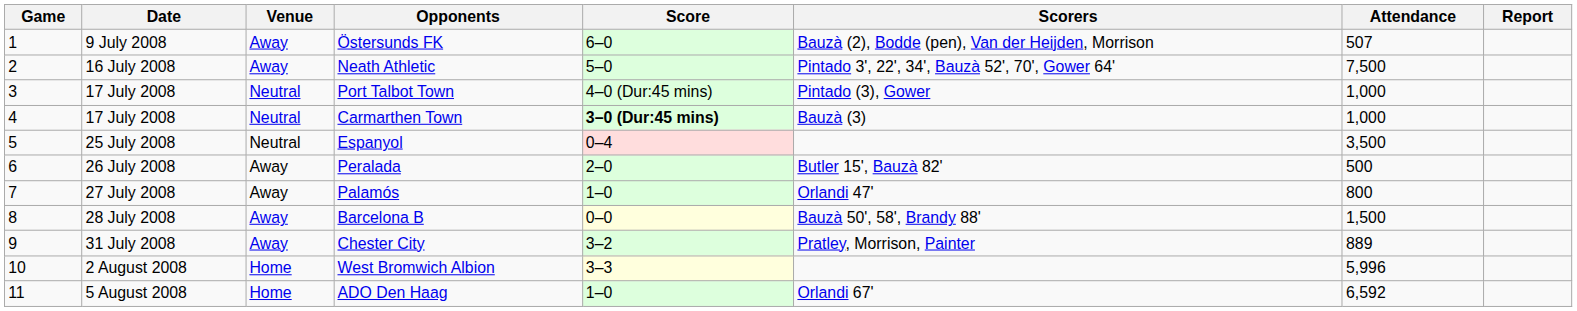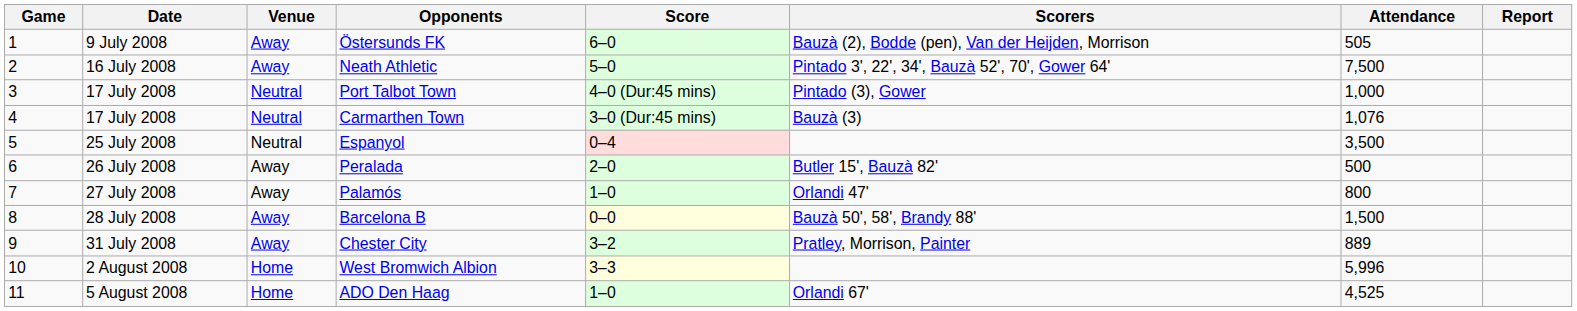(1359, 42) 507 -> (1358, 42) 505
(652, 117) bold -> (653, 117) normal
(1366, 117) 1,000 -> (1365, 117) 1,076
(1366, 293) 6,592 -> (1365, 293) 4,525
